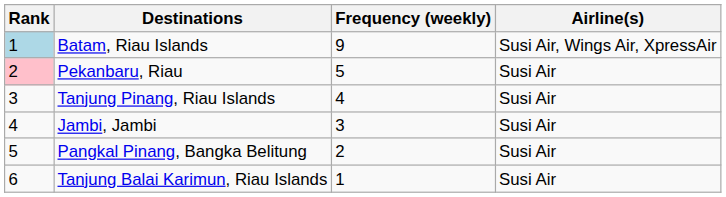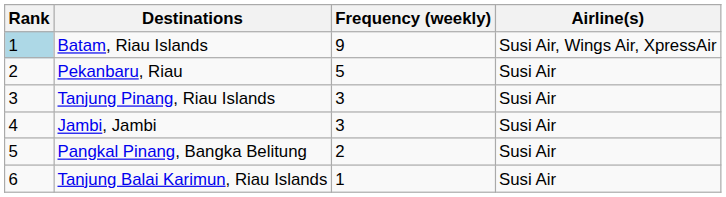(13, 72) pink background -> (13, 72) no background
(340, 99) 4 -> (340, 99) 3
